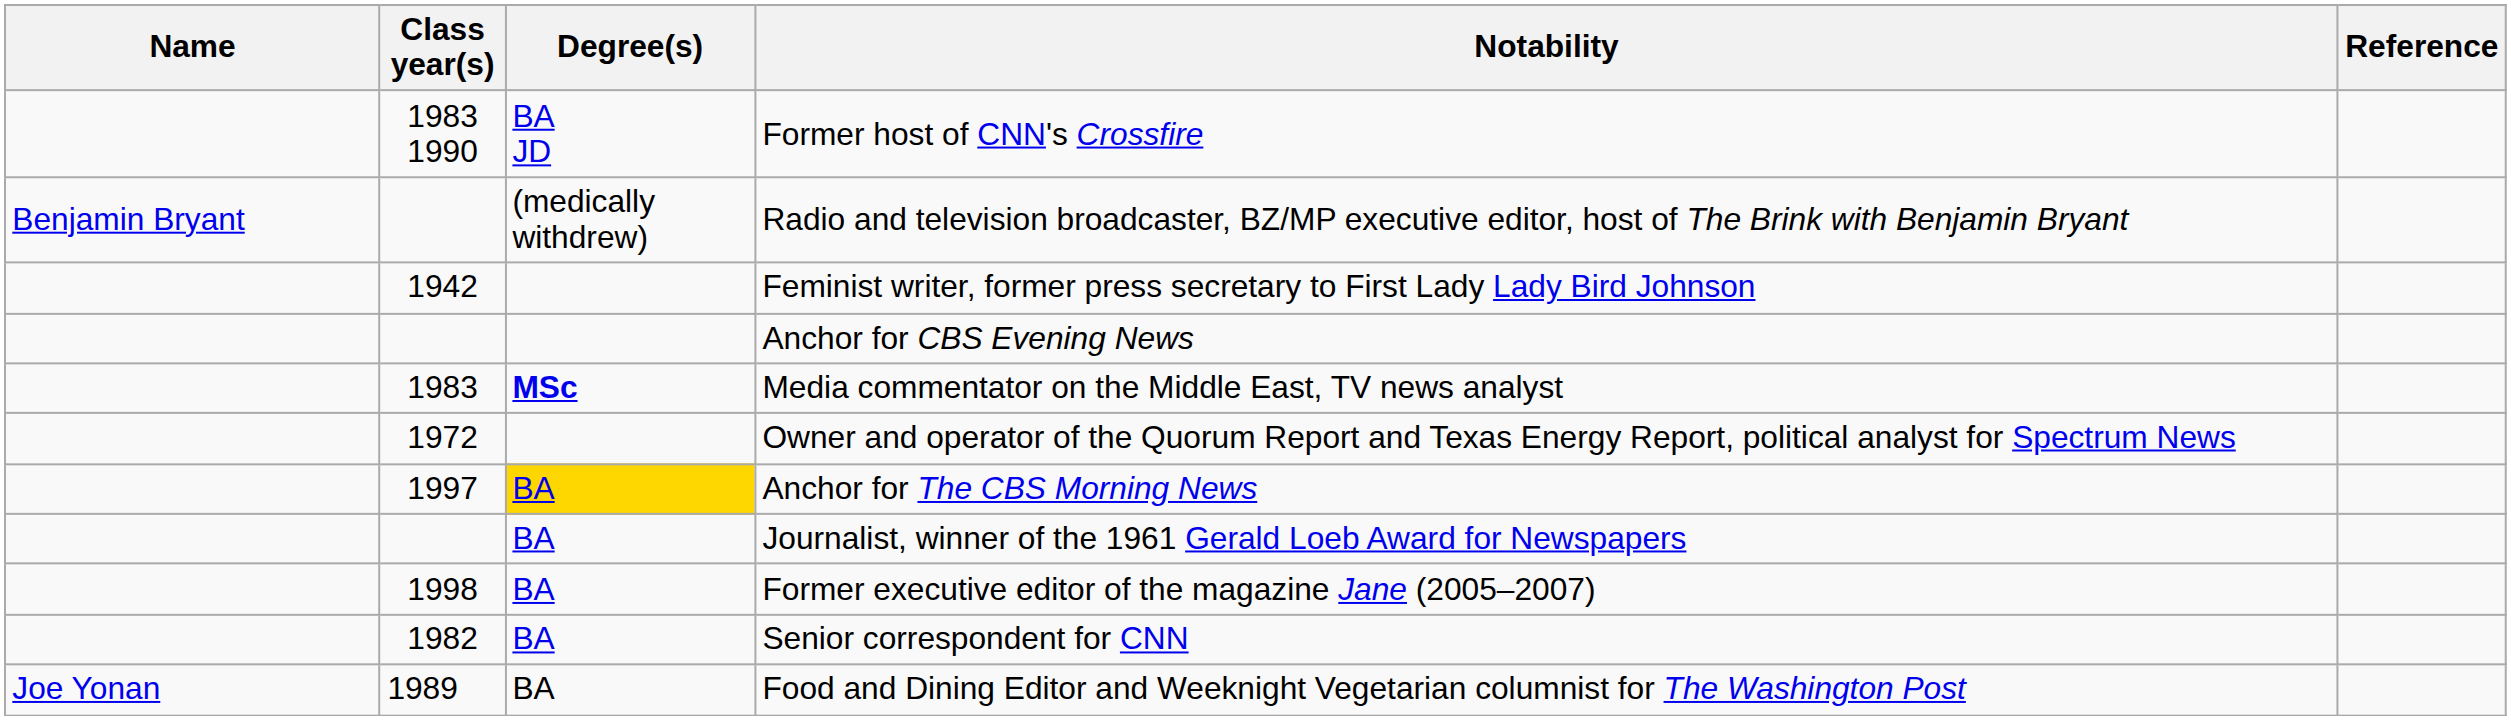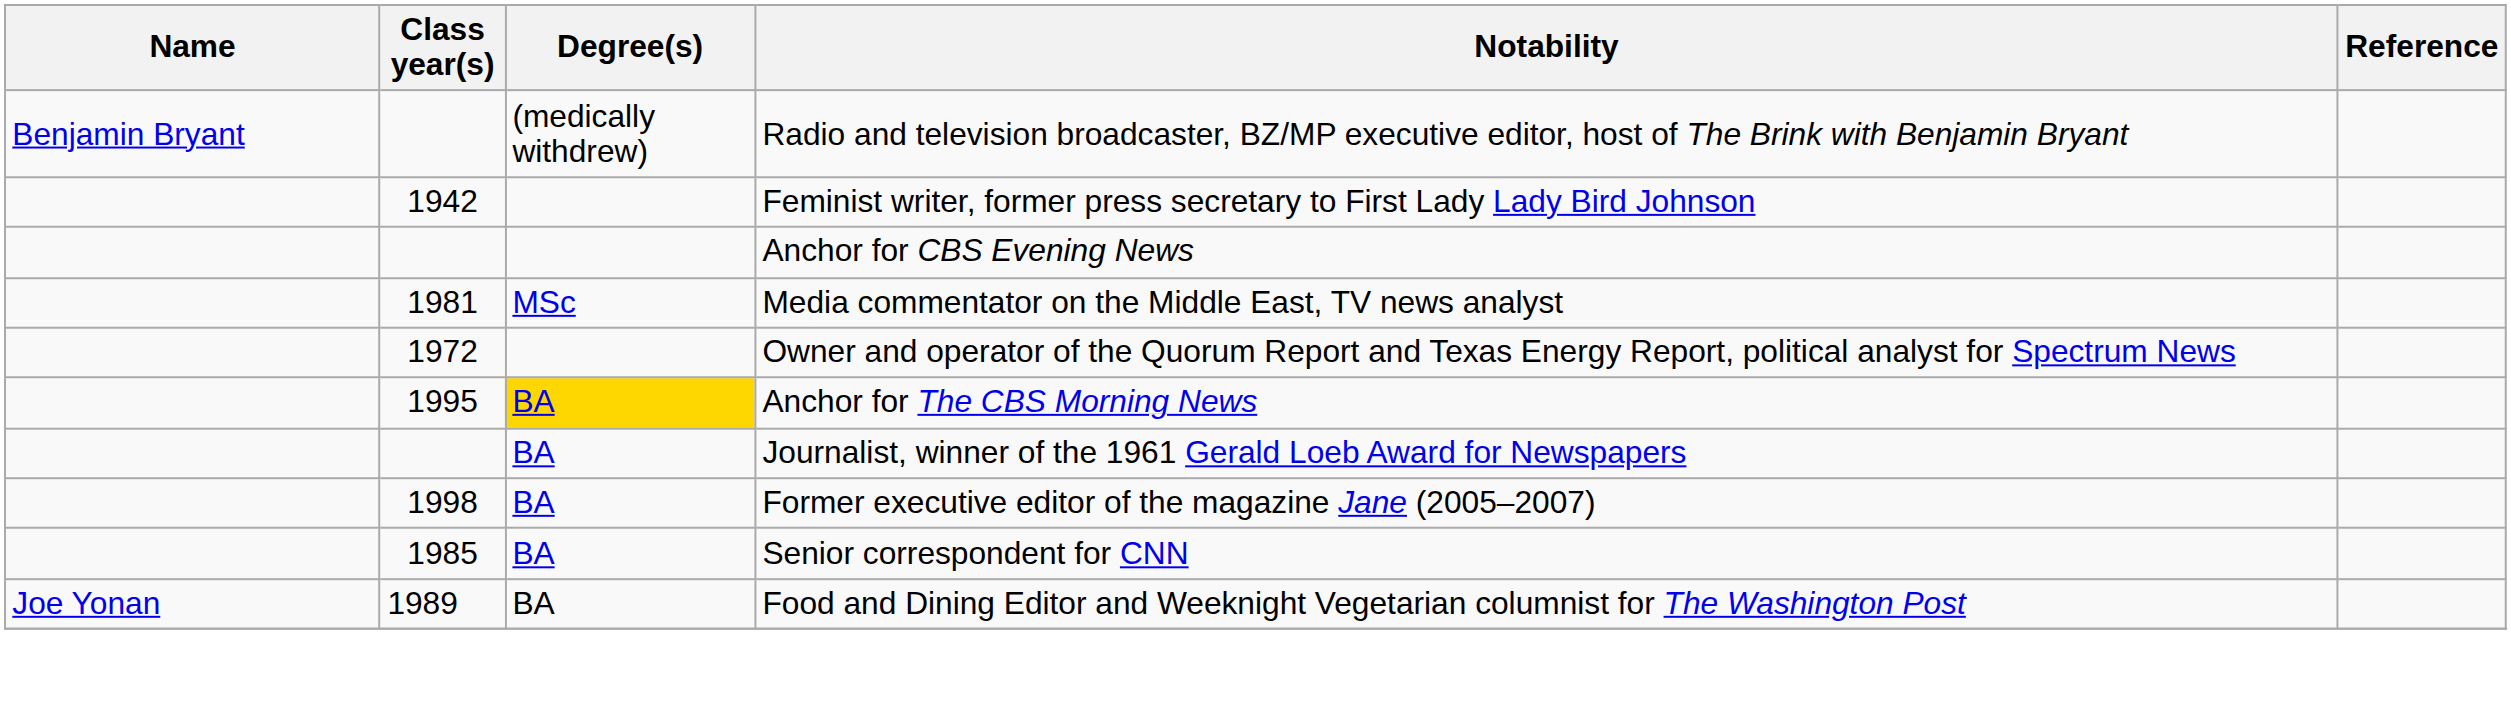- row: (983, 133)
(443, 387) 1983 -> (443, 301) 1981
(545, 387) bold -> (544, 301) normal
(443, 488) 1997 -> (443, 402) 1995
(443, 638) 1982 -> (443, 553) 1985
